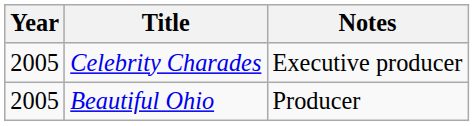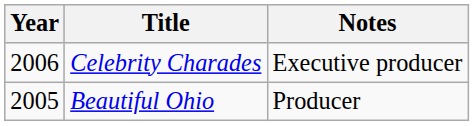(35, 62) 2005 -> (35, 62) 2006
